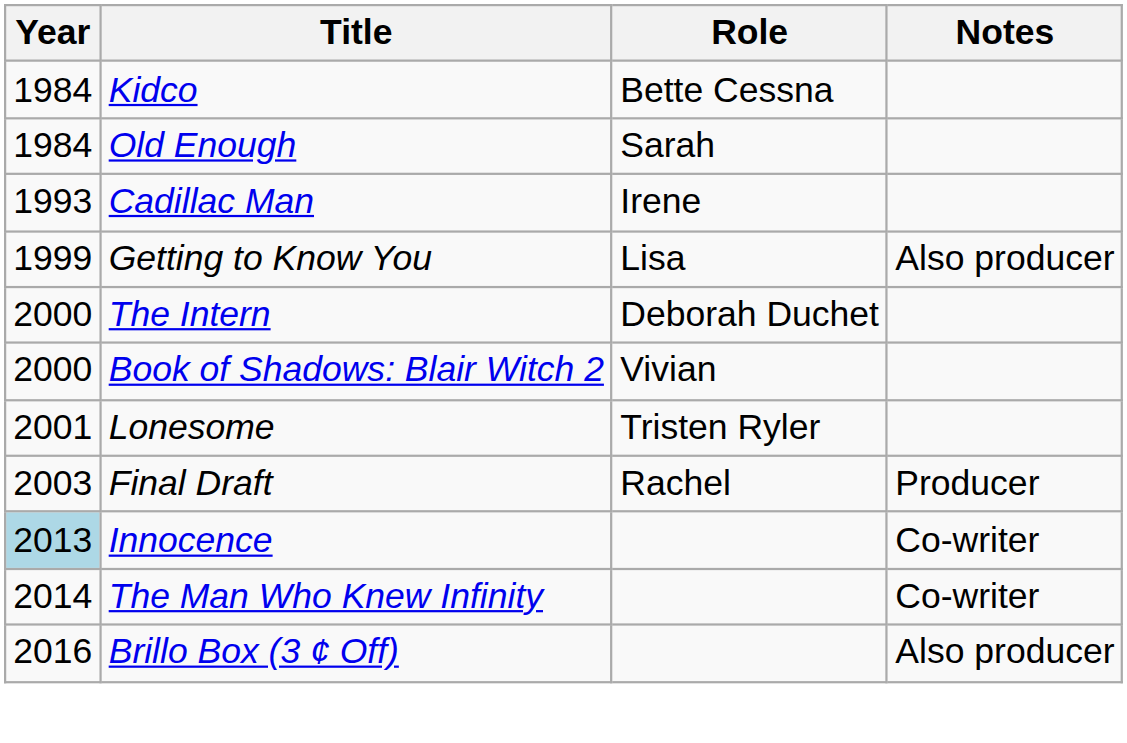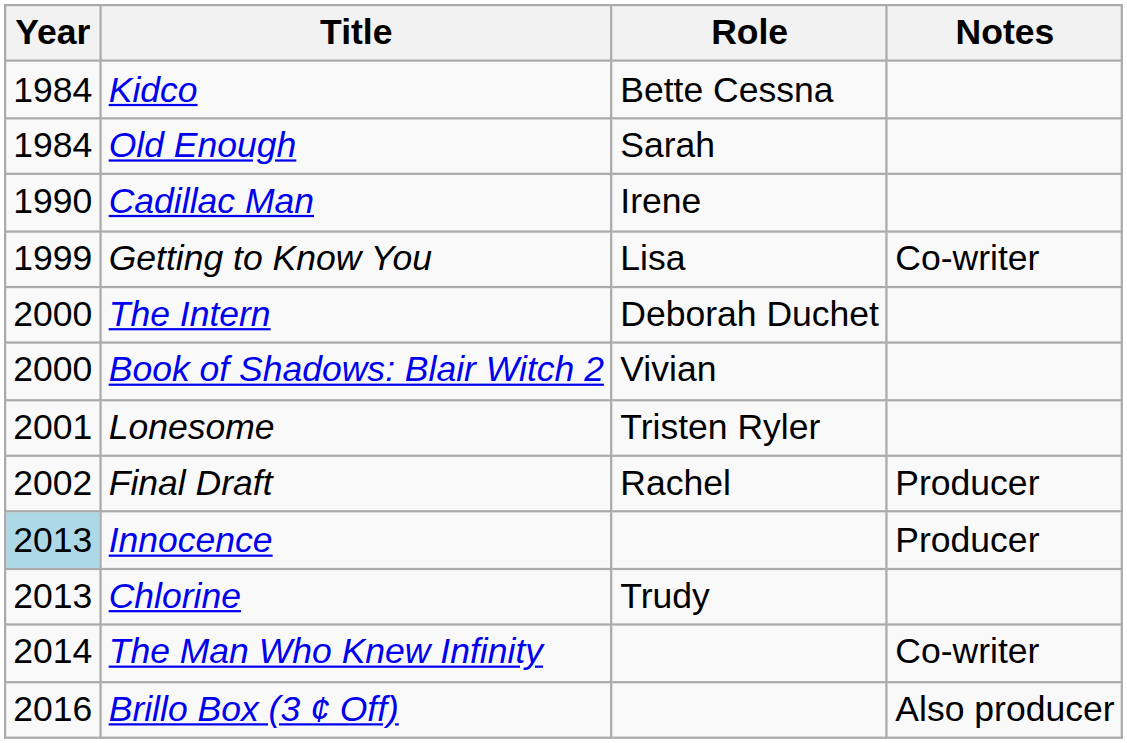(53, 201) 1993 -> (53, 201) 1990
(1005, 257) Also producer -> (967, 257) Co-writer
(53, 483) 2003 -> (53, 483) 2002
(967, 539) Co-writer -> (967, 539) Producer
+ row: (175, 595)
